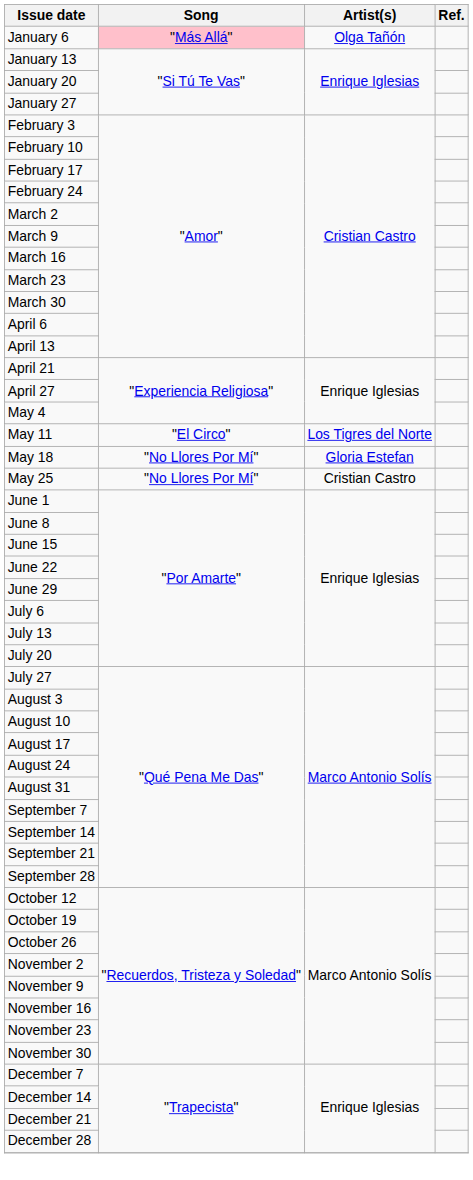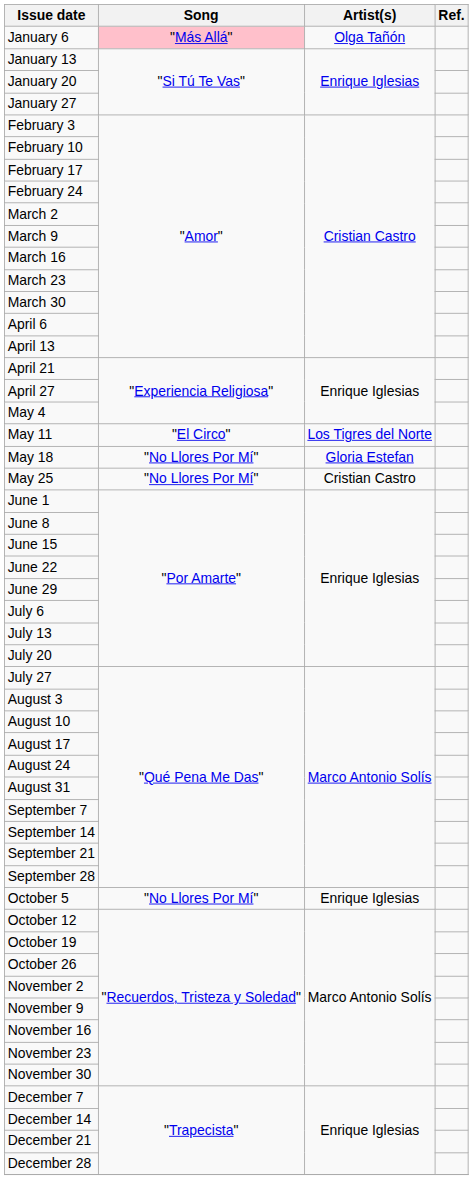+ row: (38, 898)
